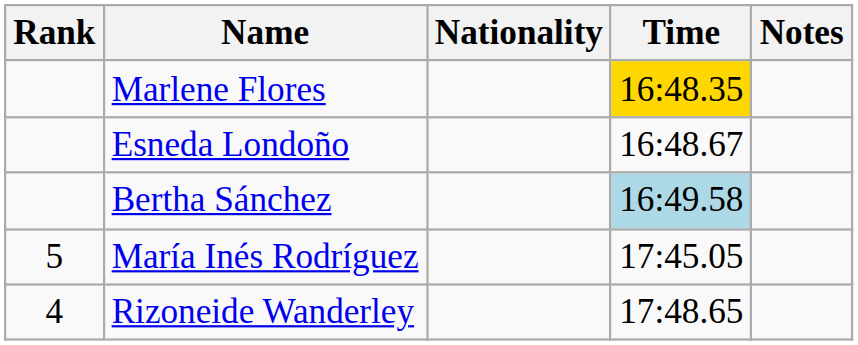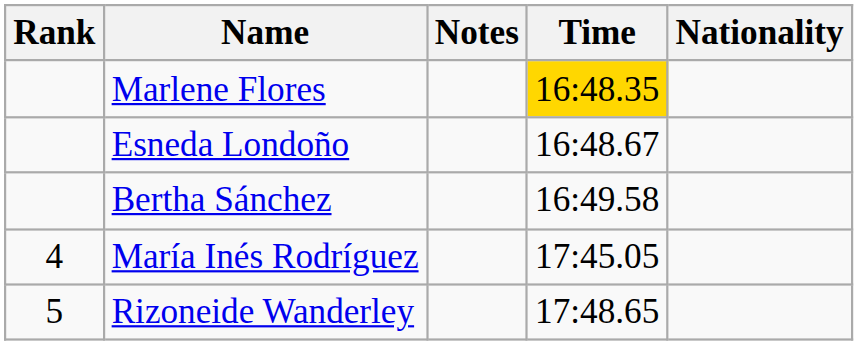columns swapped: (519, 32) <-> (802, 32)
(681, 199) lightblue background -> (597, 199) no background
(54, 255) 5 -> (54, 255) 4
(54, 311) 4 -> (54, 311) 5
